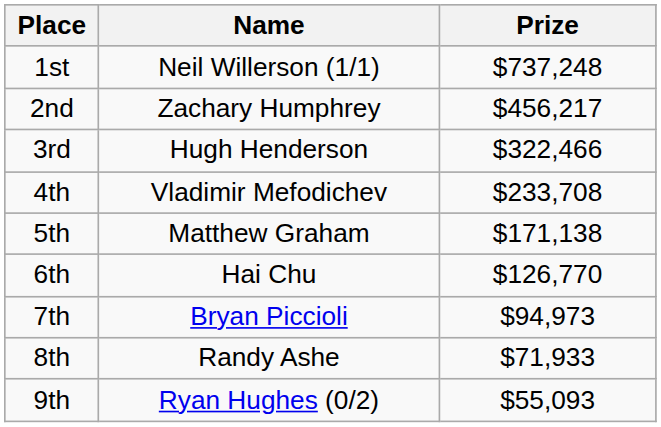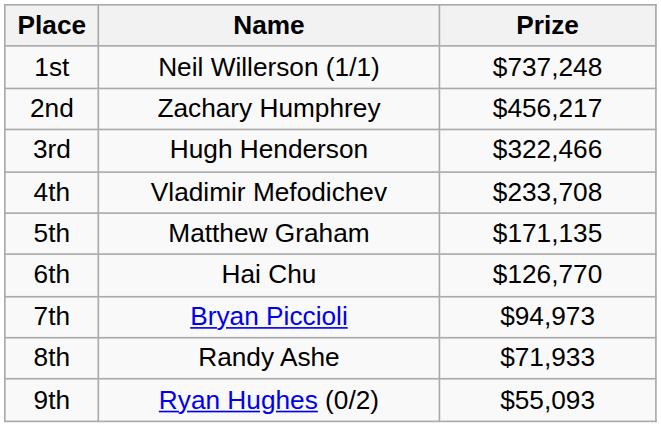(548, 233) $171,138 -> (548, 233) $171,135
